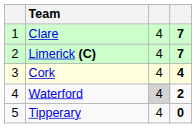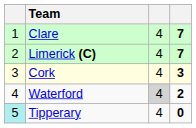(181, 73) 4 -> (181, 73) 3
(15, 113) no background -> (15, 113) paleturquoise background
